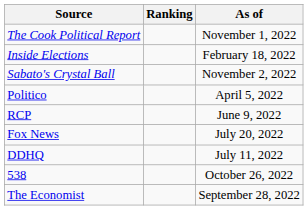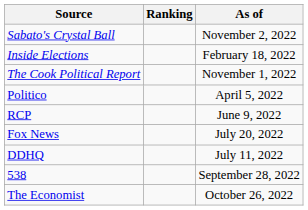rows swapped: (74, 34) <-> (61, 74)
(249, 174) October 26, 2022 -> (249, 174) September 28, 2022
(249, 194) September 28, 2022 -> (249, 194) October 26, 2022
